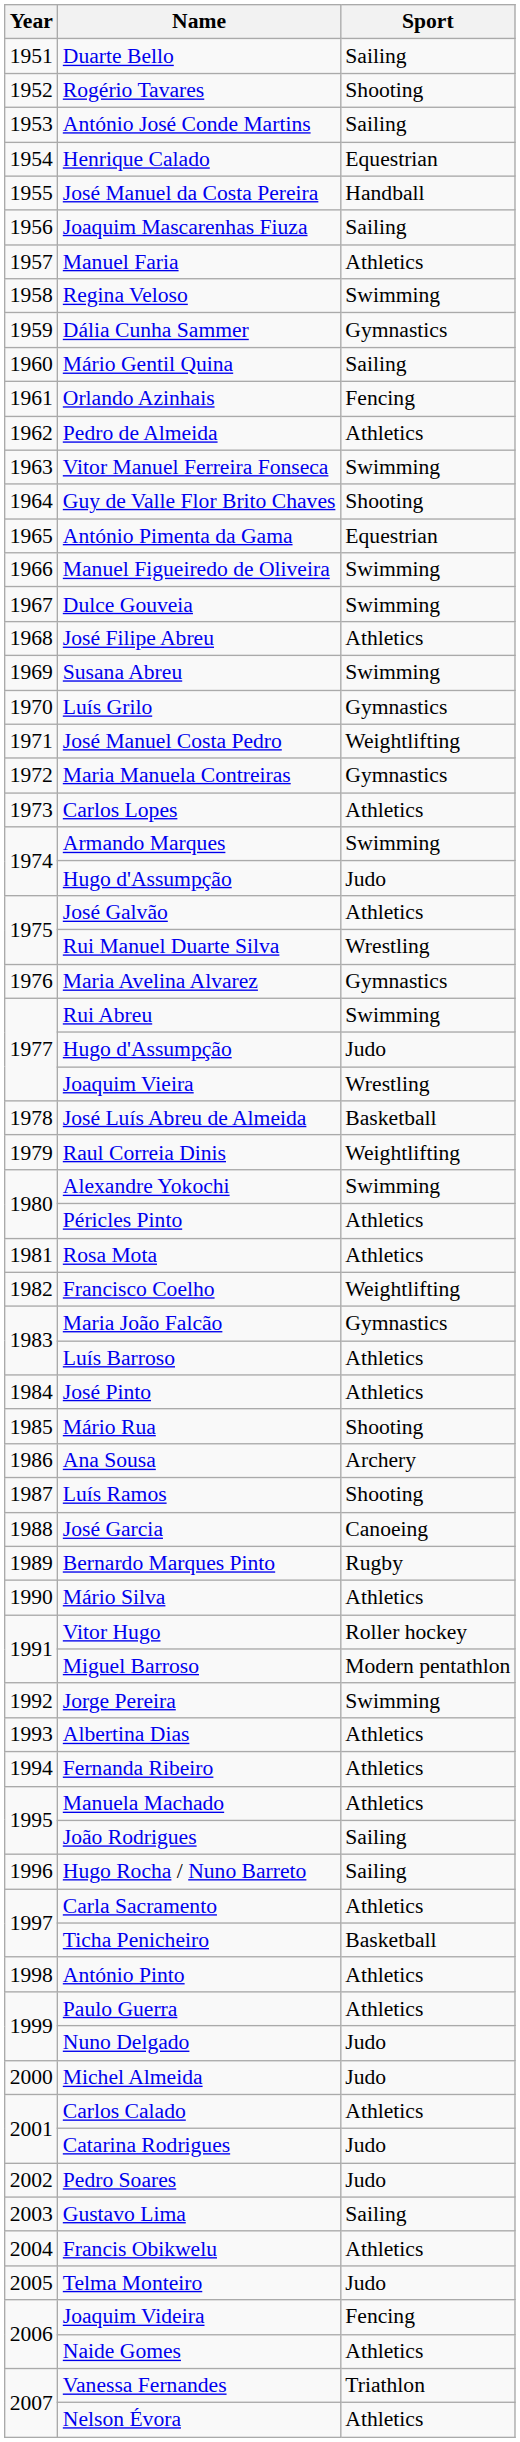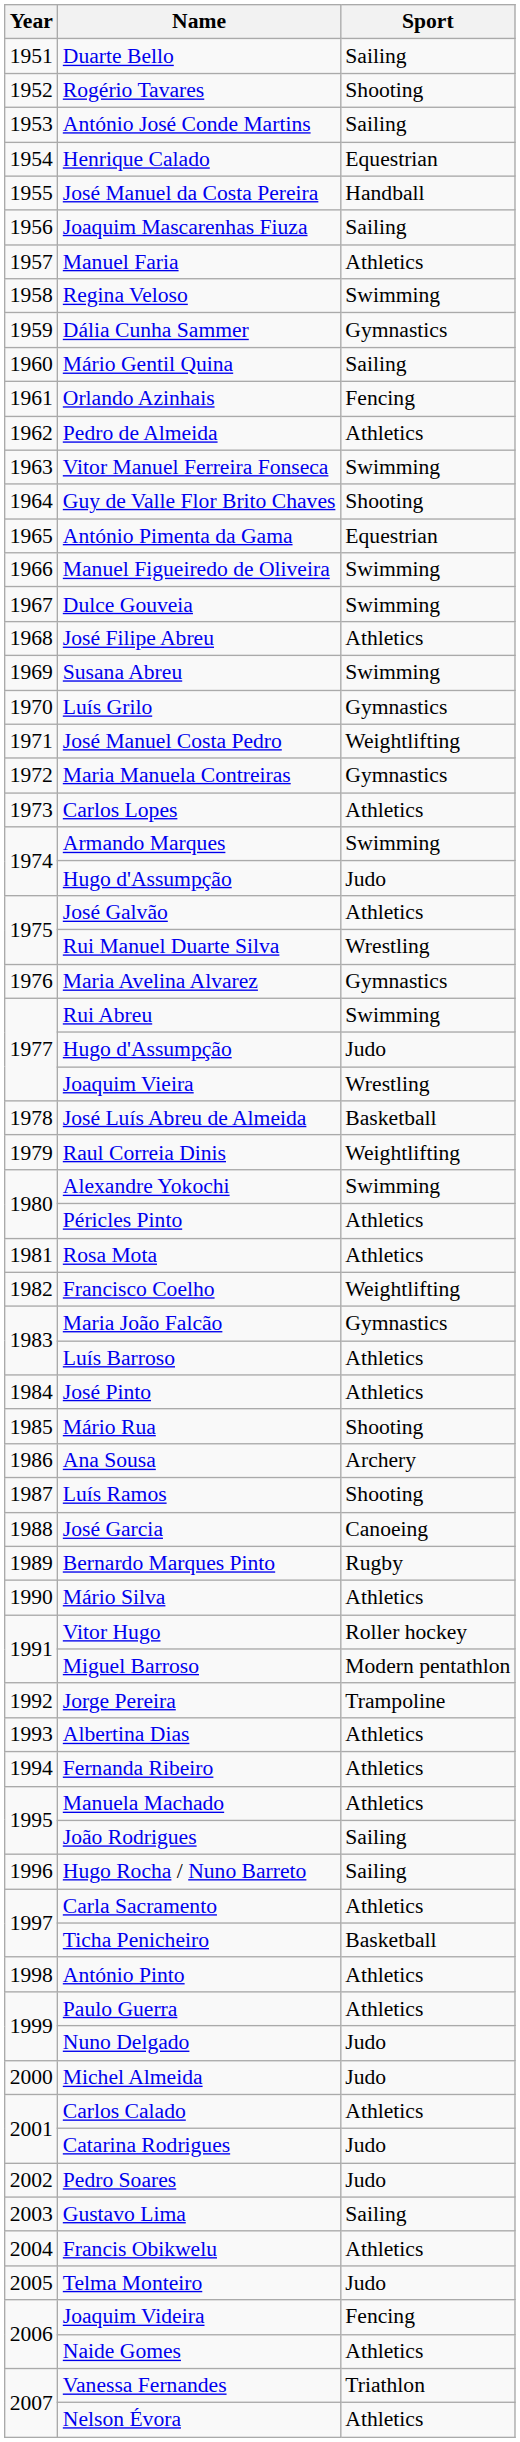(393, 1700) Swimming -> (395, 1700) Trampoline
